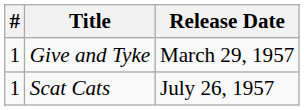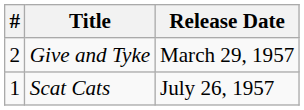(15, 54) 1 -> (15, 54) 2
